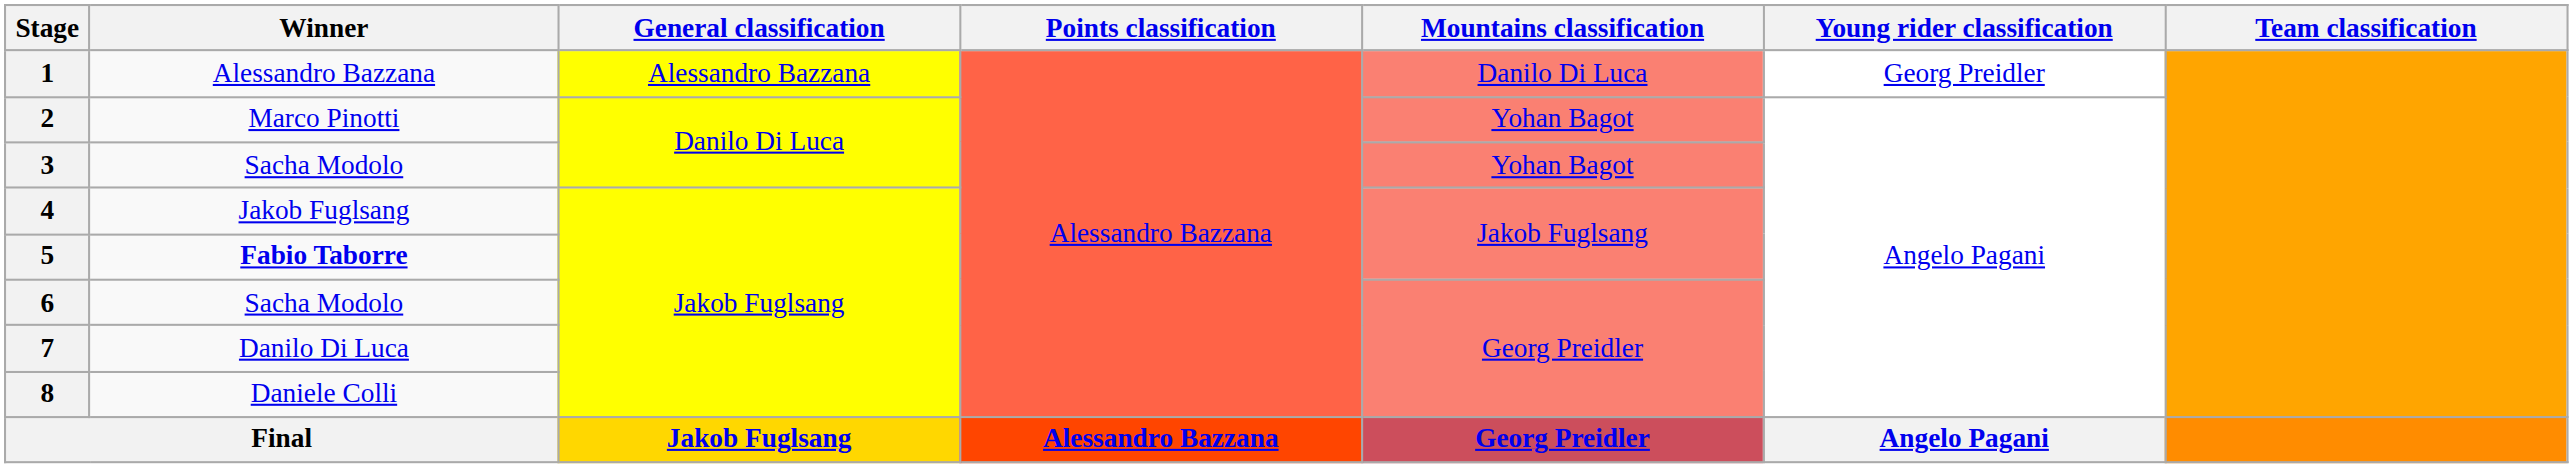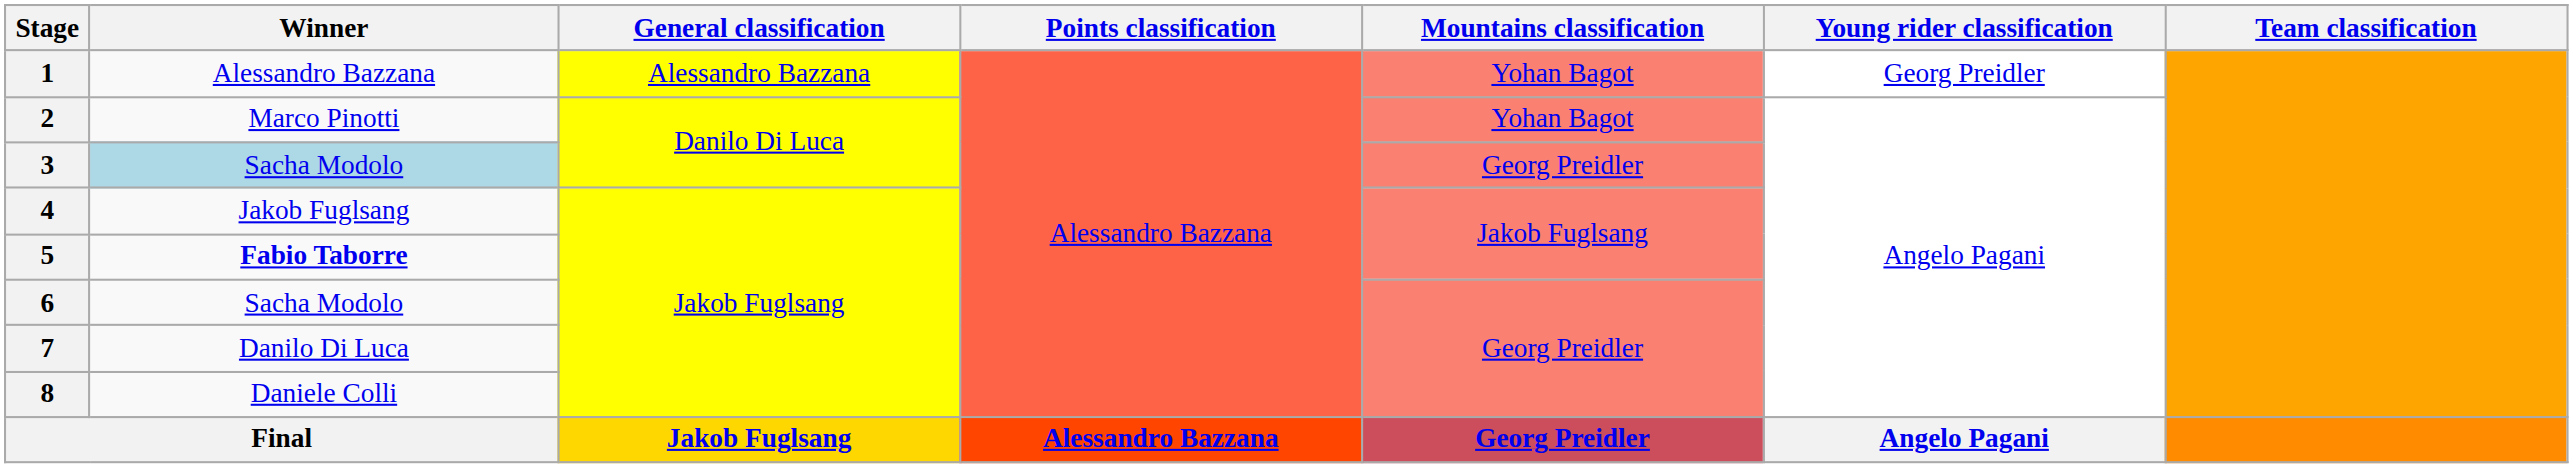(1563, 73) Danilo Di Luca -> (1563, 73) Yohan Bagot
(324, 164) no background -> (324, 164) lightblue background
(1563, 164) Yohan Bagot -> (1563, 164) Georg Preidler
